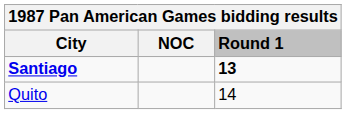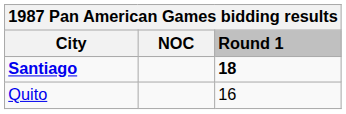(227, 69) 13 -> (227, 69) 18
(227, 95) 14 -> (227, 95) 16
